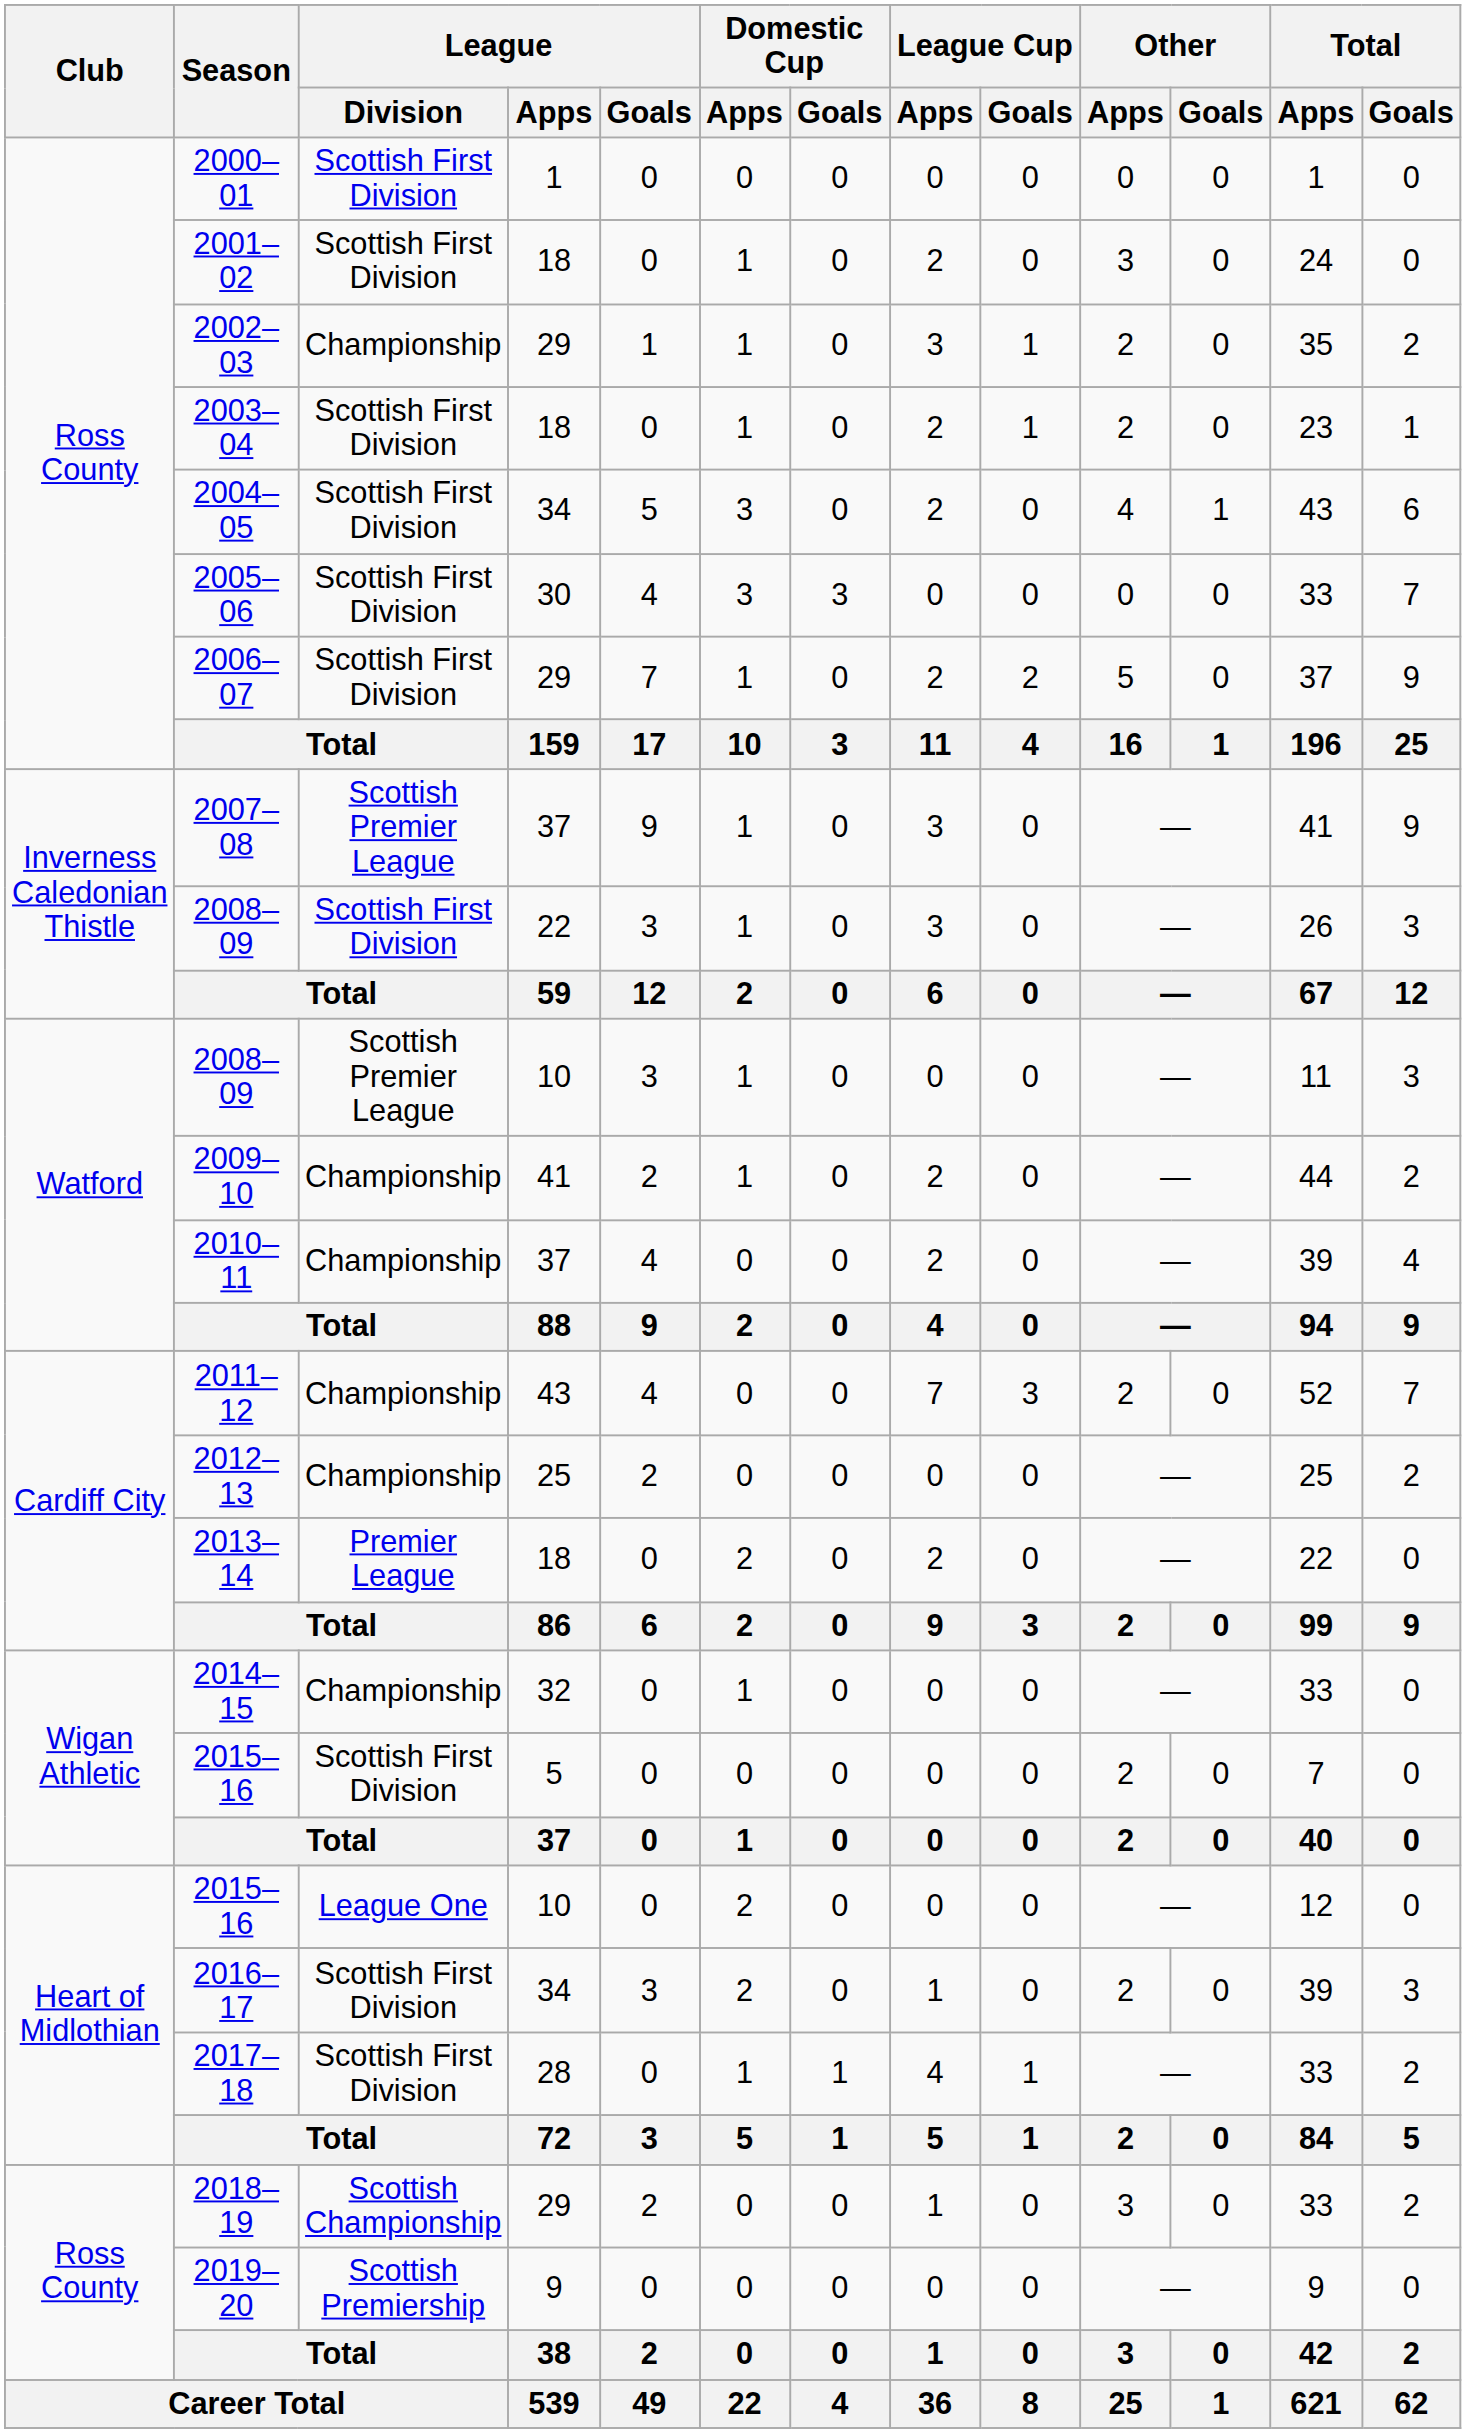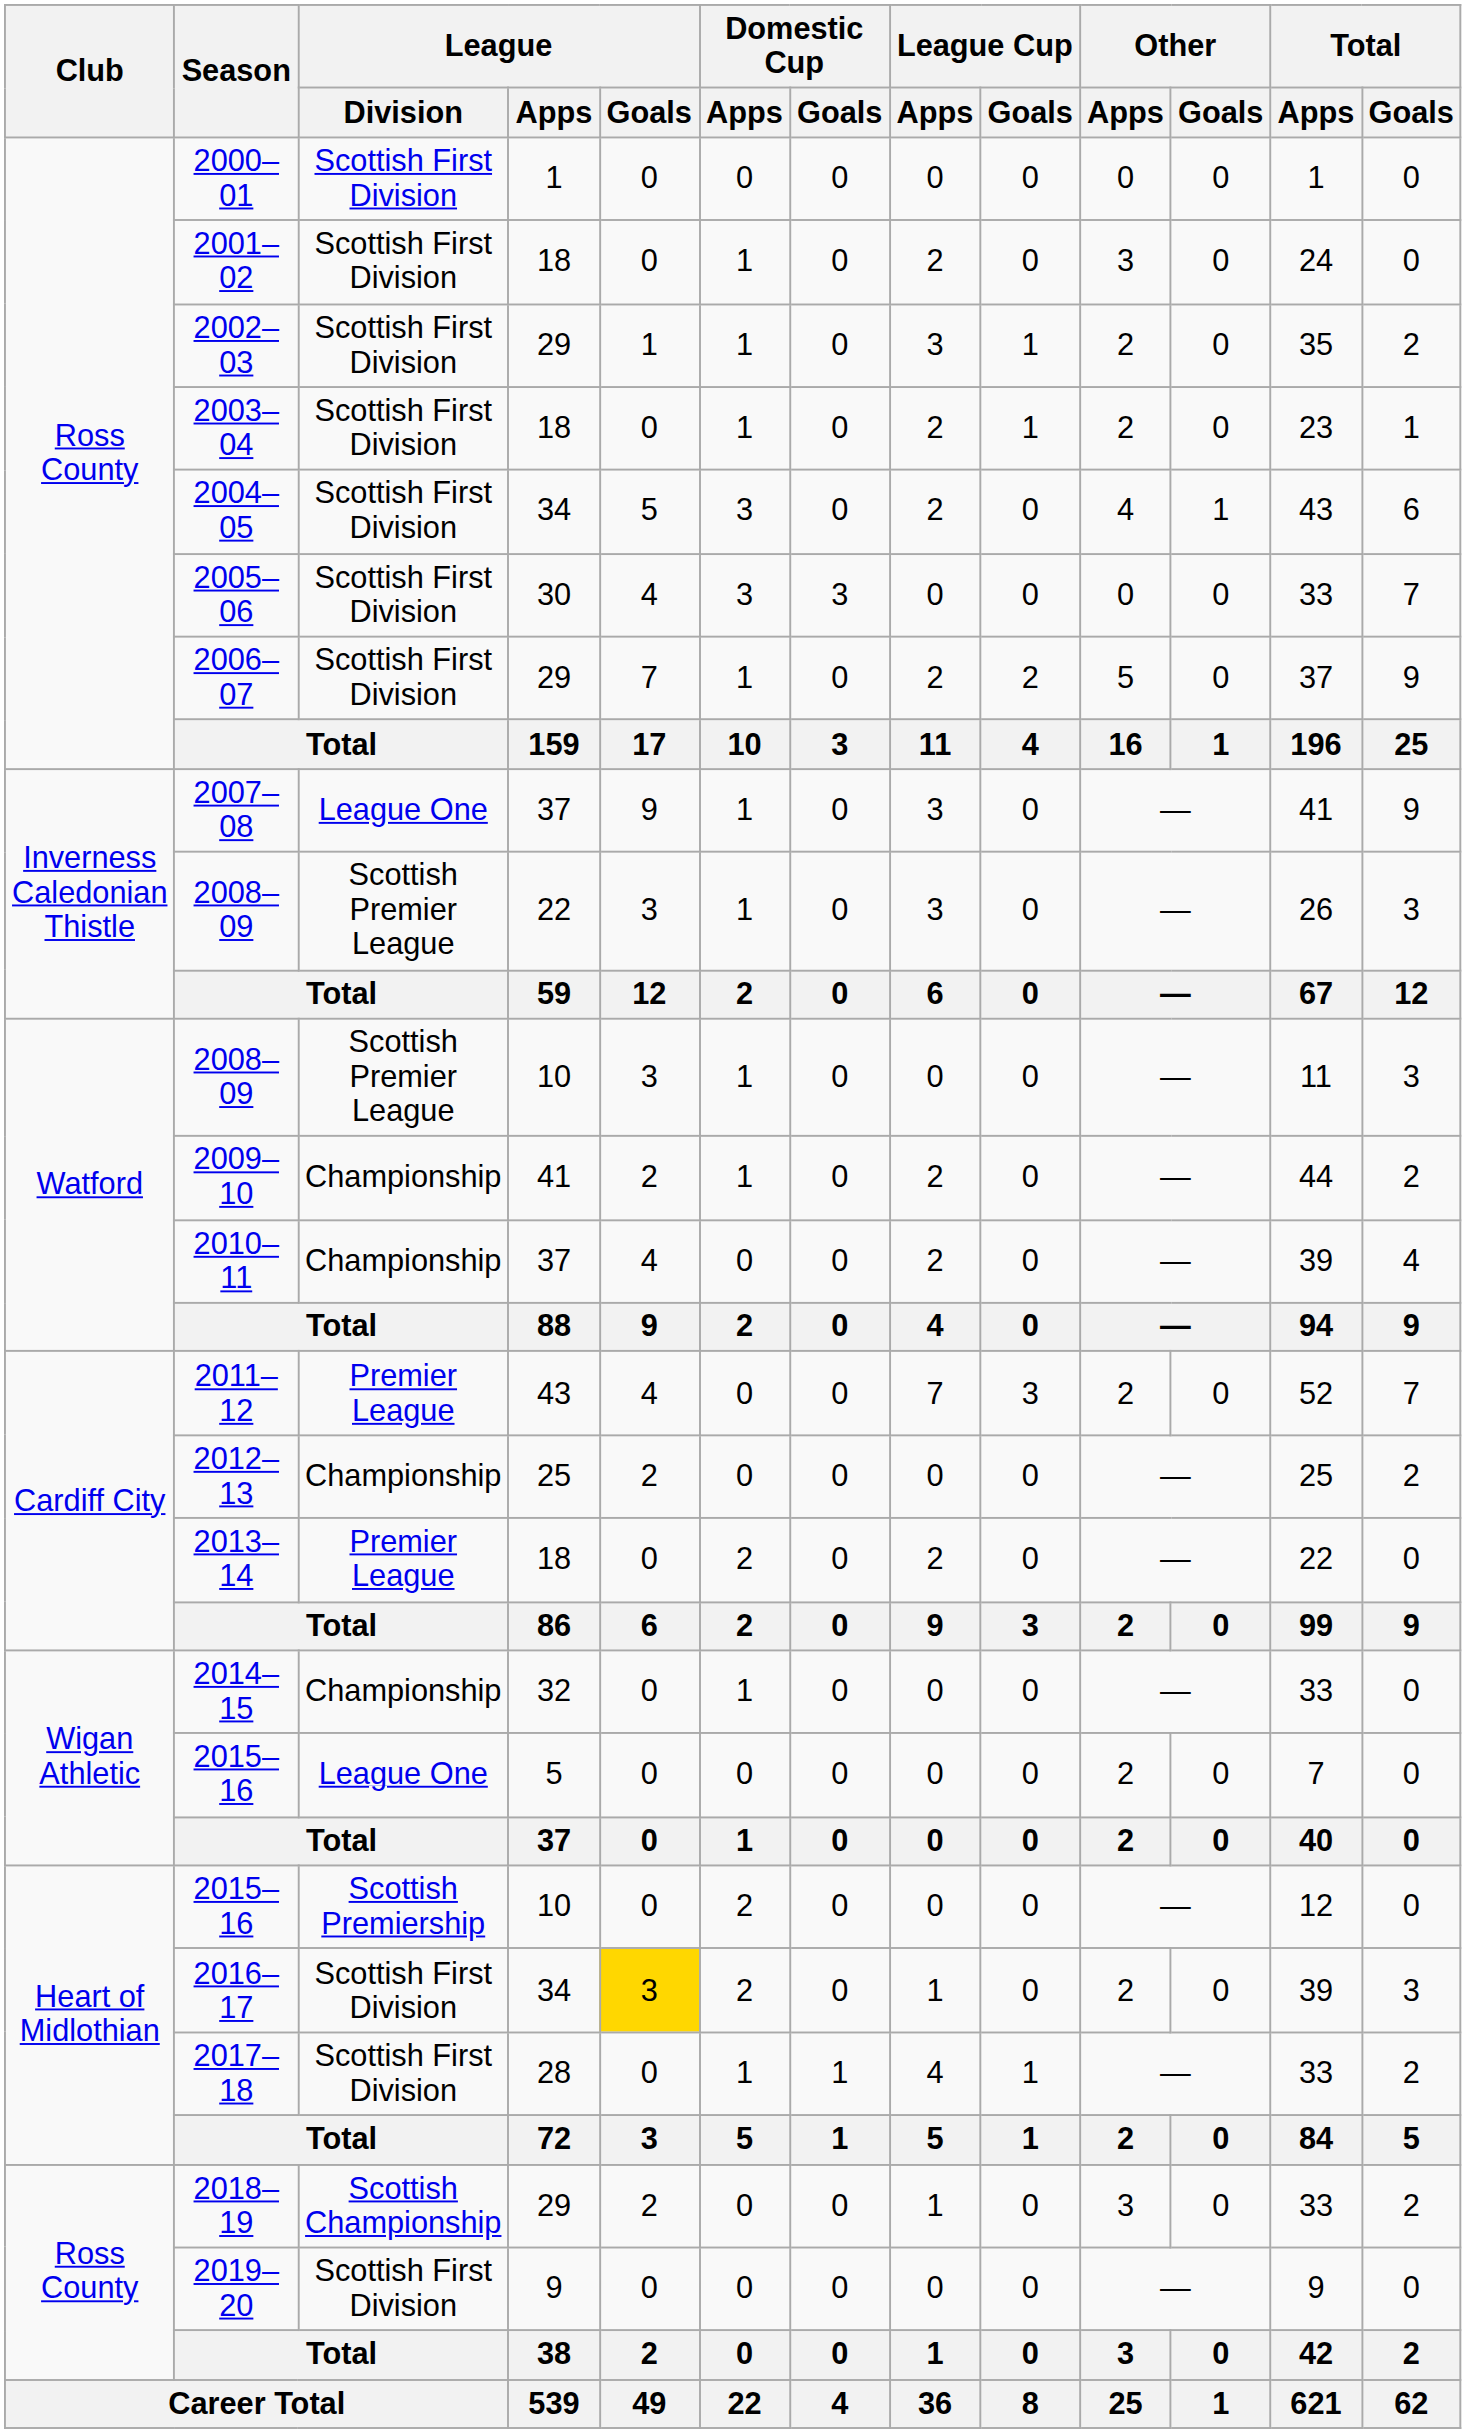(403, 344) Championship -> (403, 344) Scottish First Division
(403, 827) Scottish Premier League -> (403, 809) League One
(403, 927) Scottish First Division -> (403, 910) Scottish Premier League
(403, 1392) Championship -> (403, 1392) Premier League
(403, 1774) Scottish First Division -> (403, 1774) League One
(403, 1906) League One -> (403, 1906) Scottish Premiership
(649, 1989) no background -> (649, 1989) gold background
(403, 2288) Scottish Premiership -> (403, 2288) Scottish First Division
